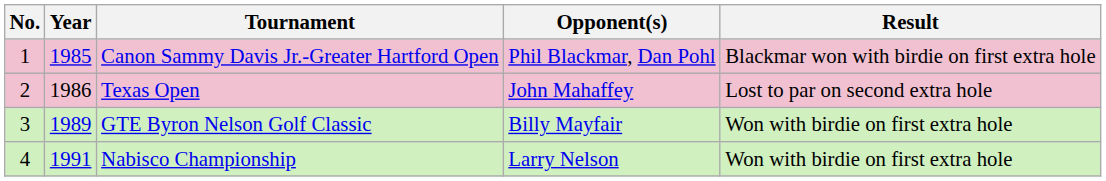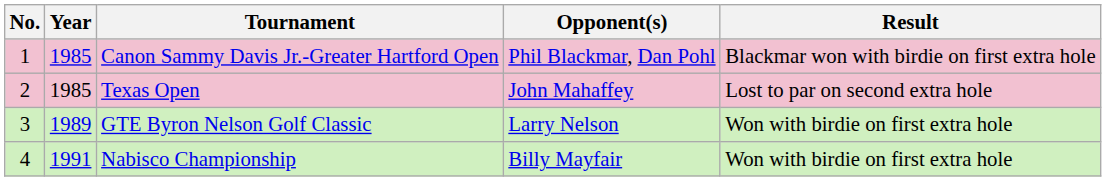(71, 90) 1986 -> (71, 90) 1985
(565, 124) Billy Mayfair -> (564, 124) Larry Nelson
(564, 159) Larry Nelson -> (565, 159) Billy Mayfair
